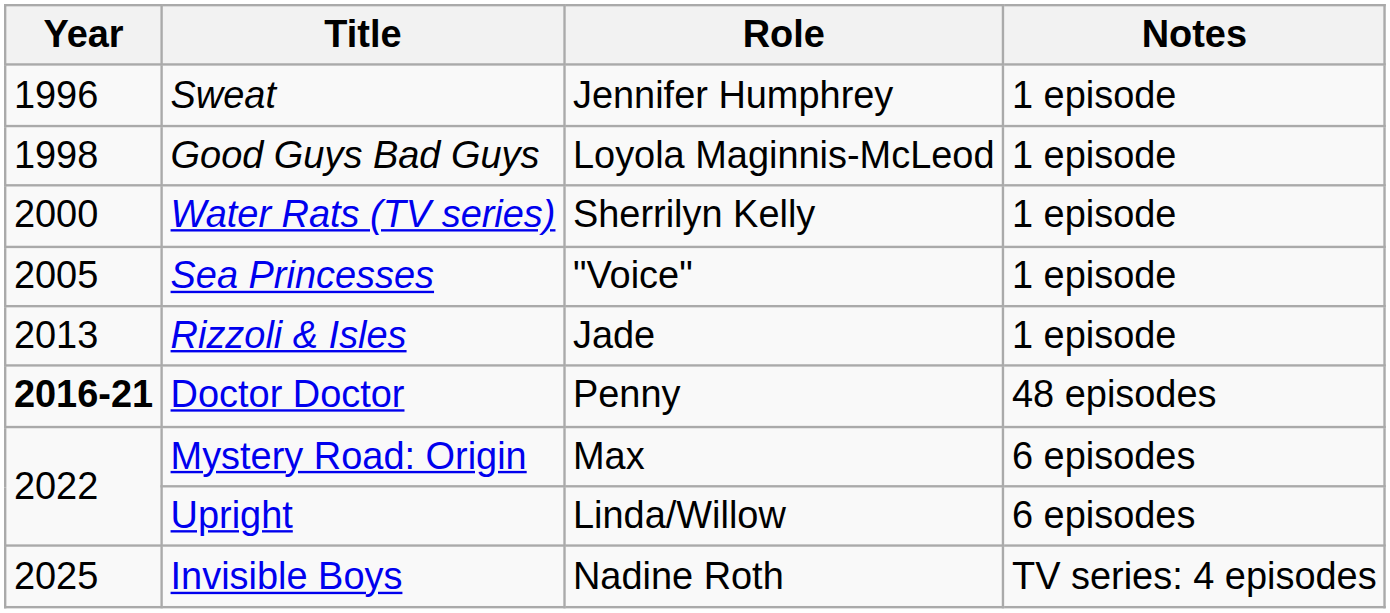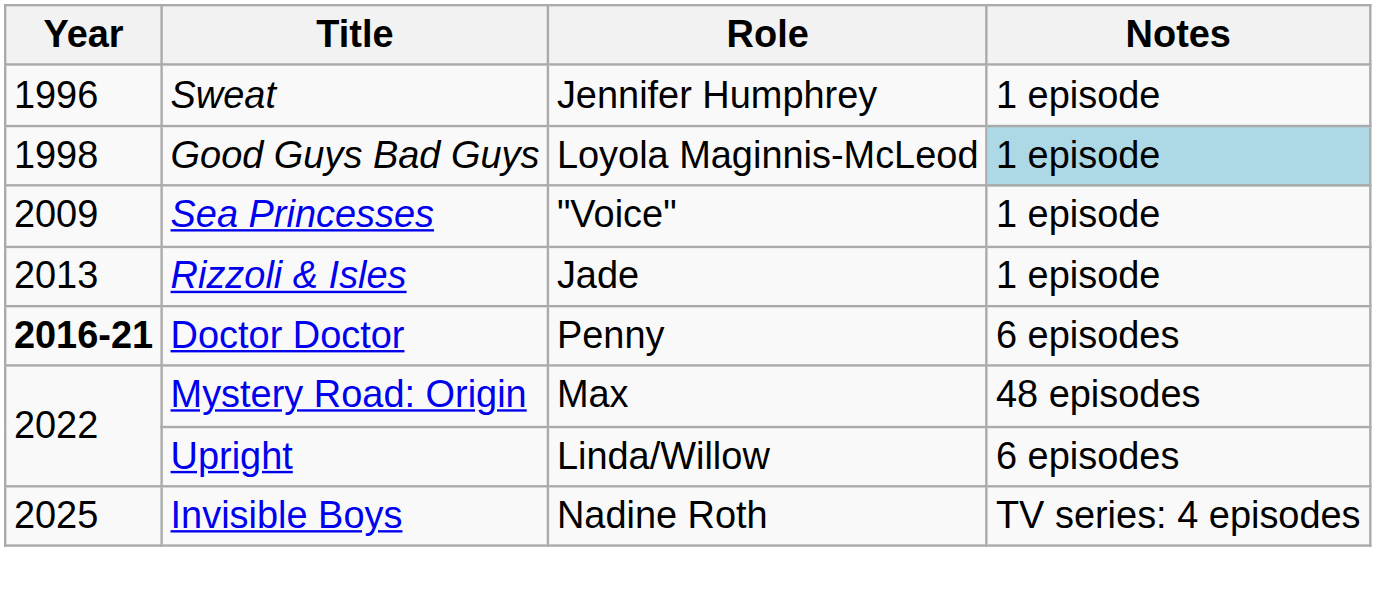(1094, 154) no background -> (1078, 154) lightblue background
- row: (363, 214)
(56, 275) 2005 -> (56, 214) 2009
(1114, 395) 48 episodes -> (1088, 335) 6 episodes
(1104, 455) 6 episodes -> (1098, 395) 48 episodes
